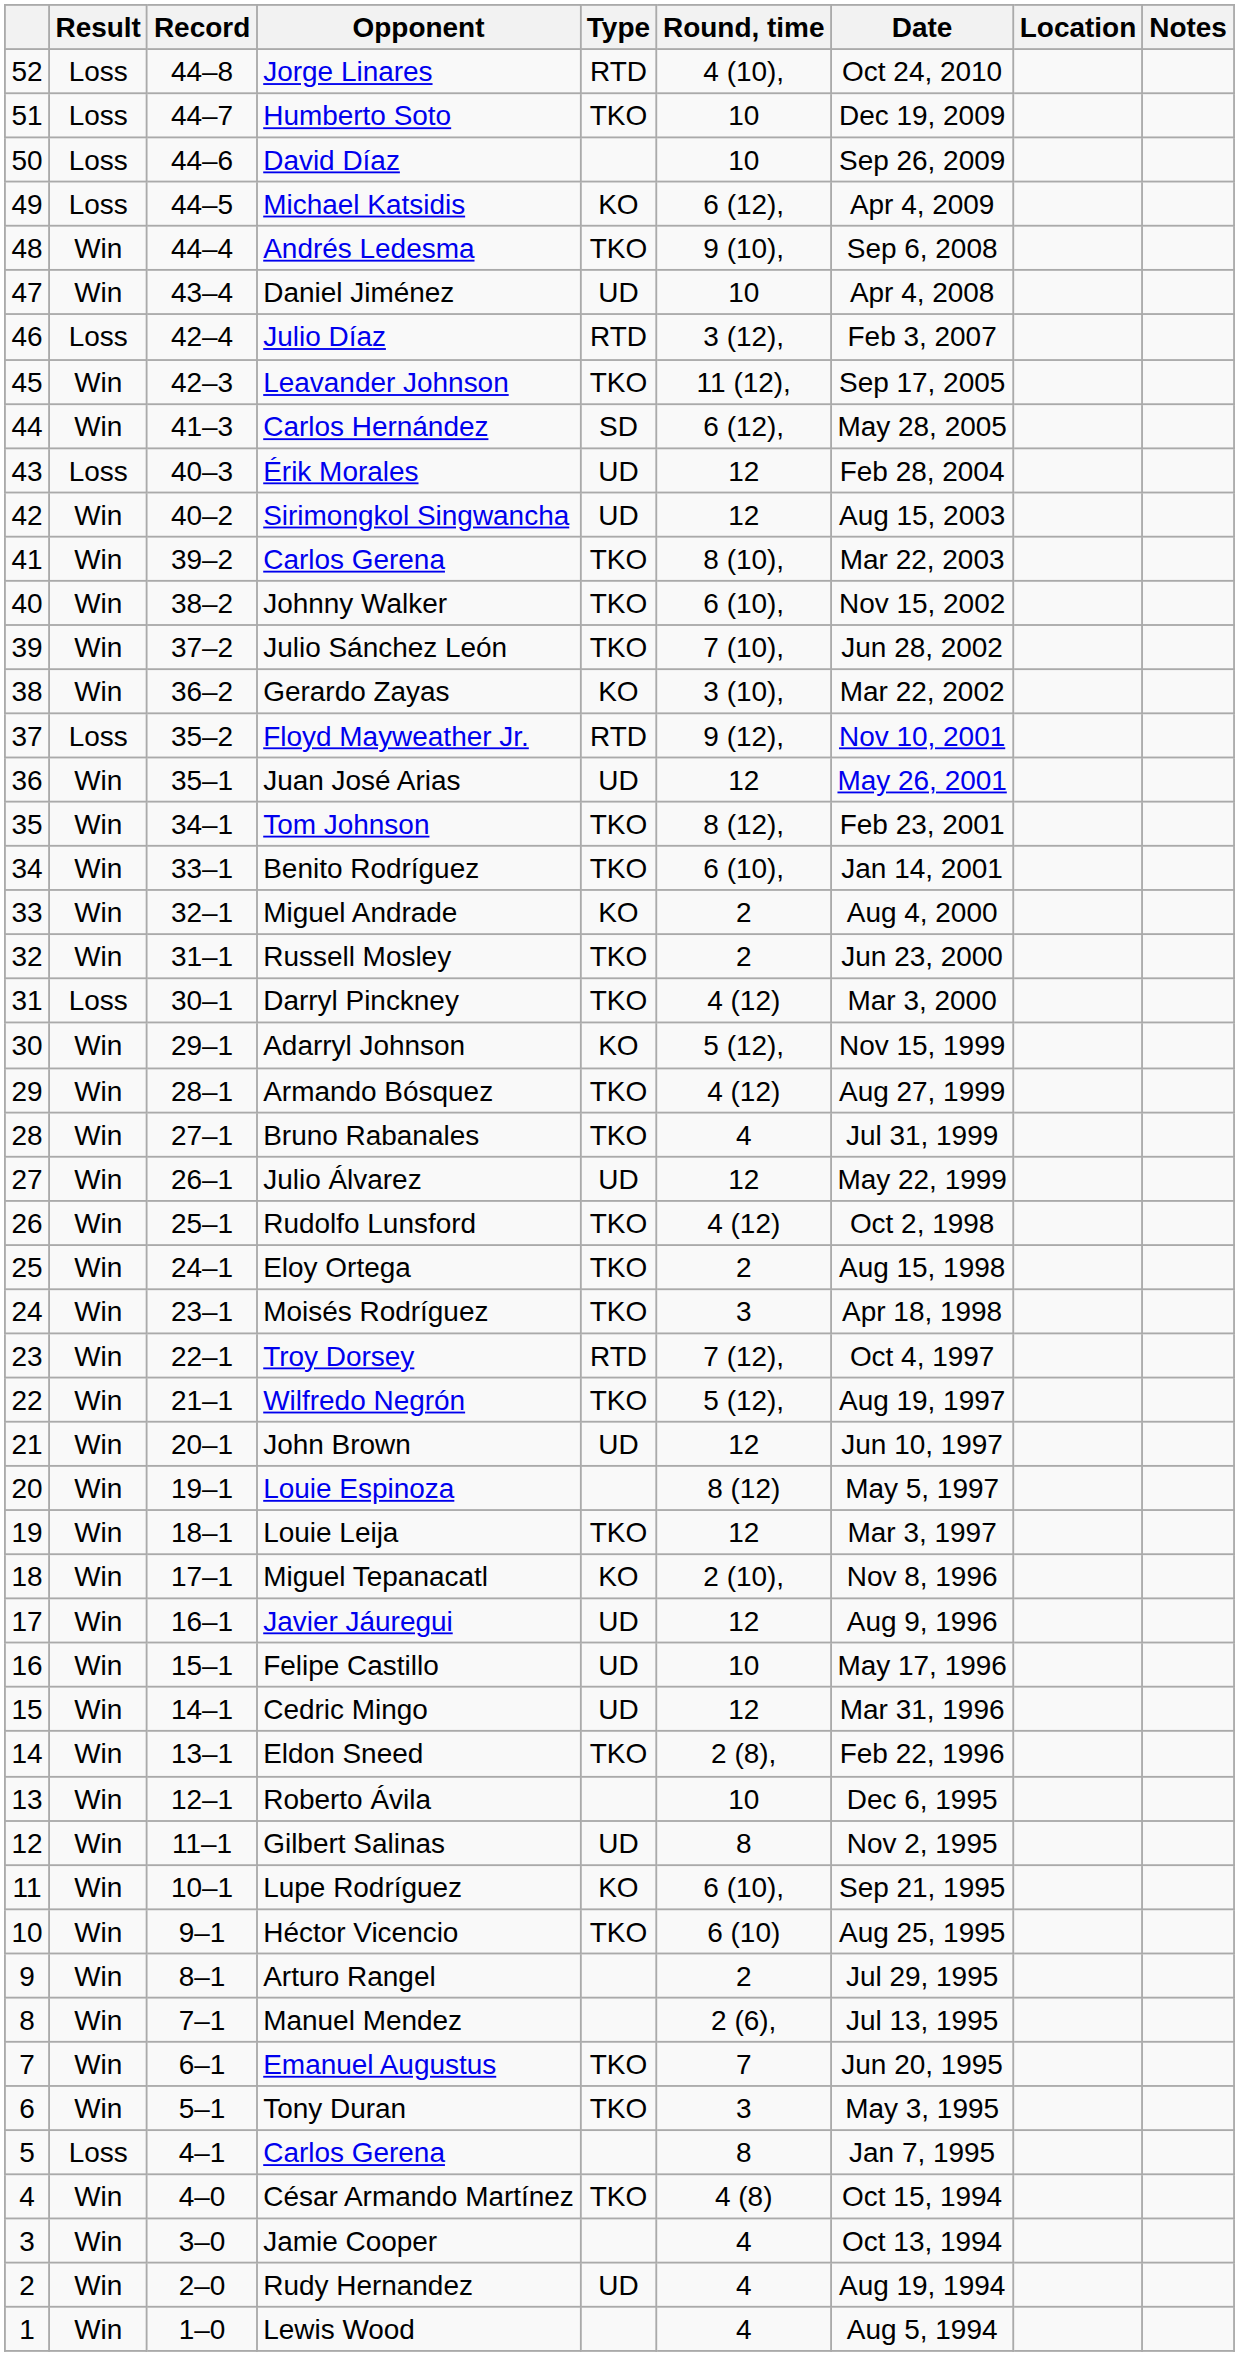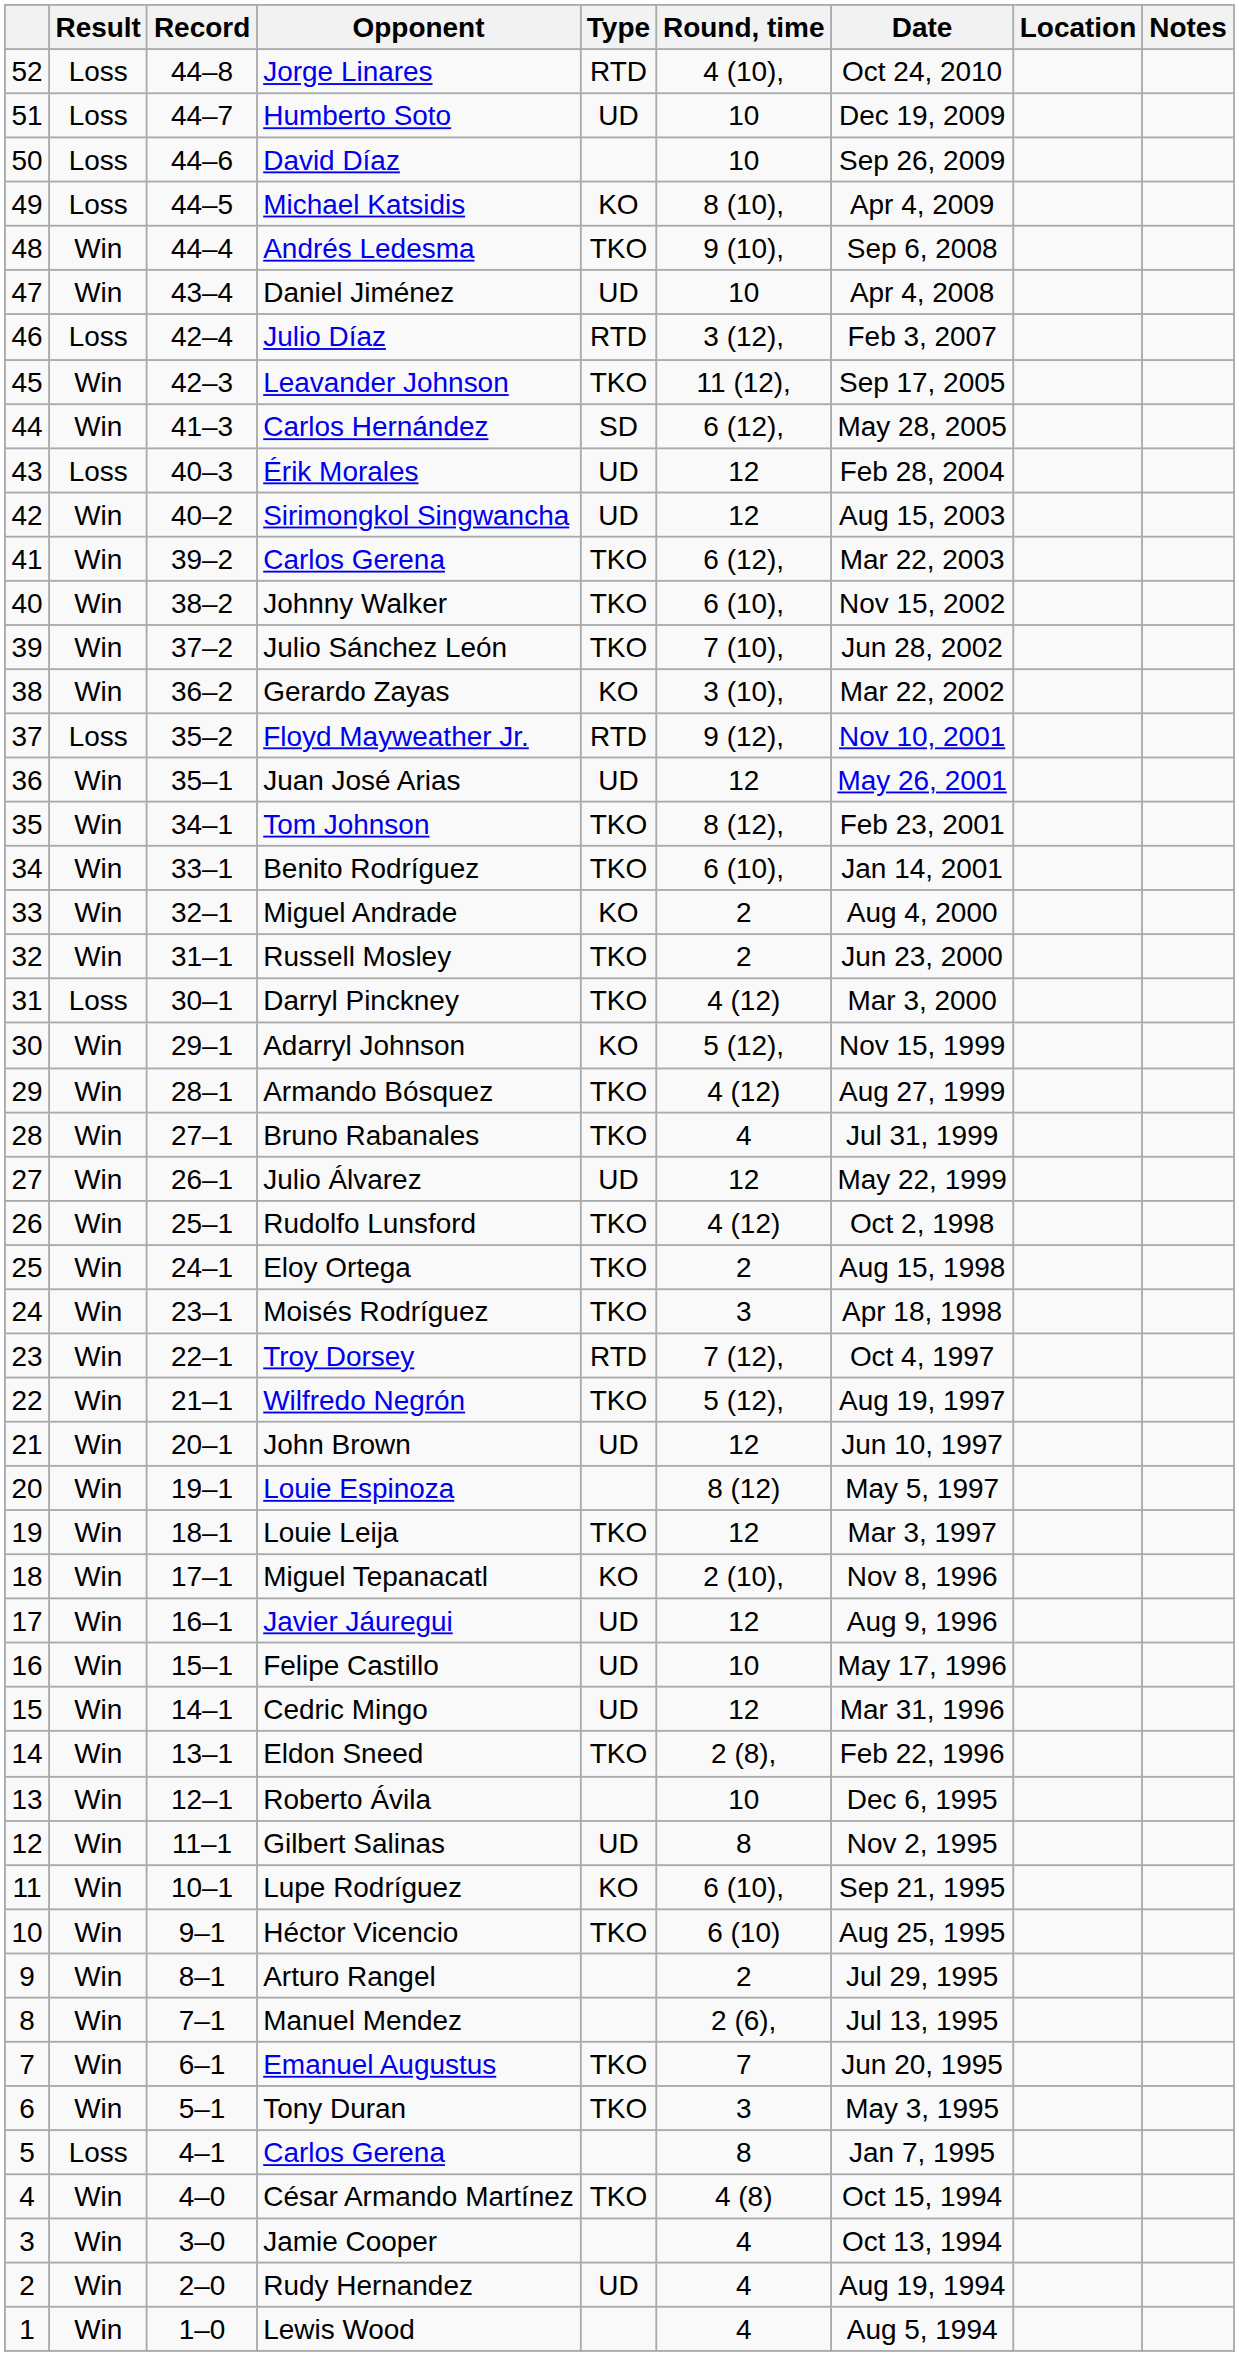(618, 116) TKO -> (618, 116) UD
(744, 204) 6 (12), -> (744, 204) 8 (10),
(744, 559) 8 (10), -> (744, 559) 6 (12),
